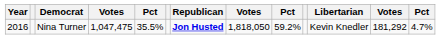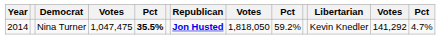(18, 27) 2016 -> (18, 27) 2014
(150, 27) normal -> (150, 27) bold
(390, 27) 181,292 -> (390, 27) 141,292
